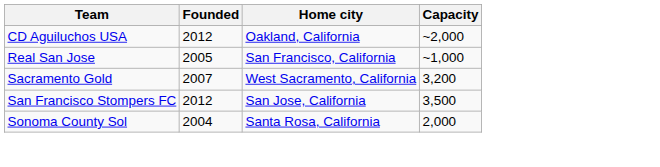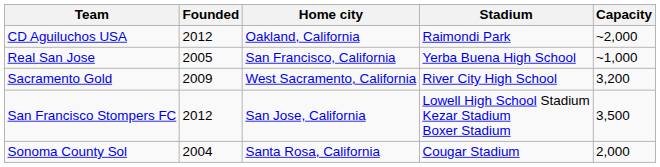+ column: (506, 15)
(197, 79) 2007 -> (197, 79) 2009
